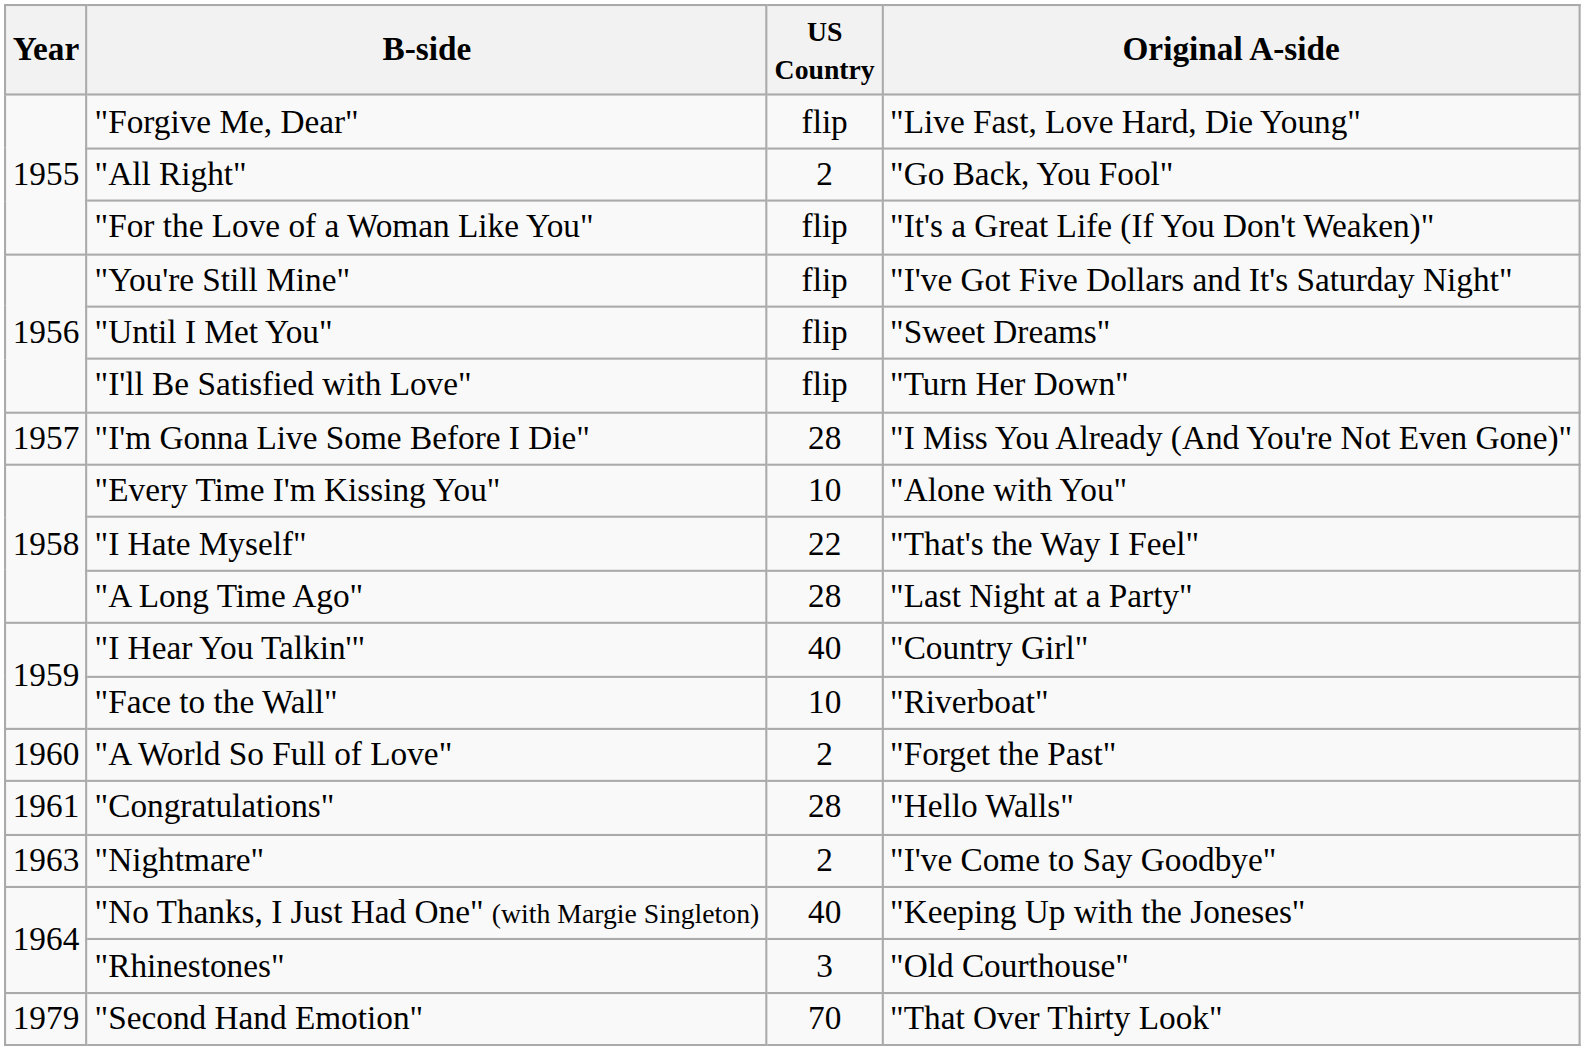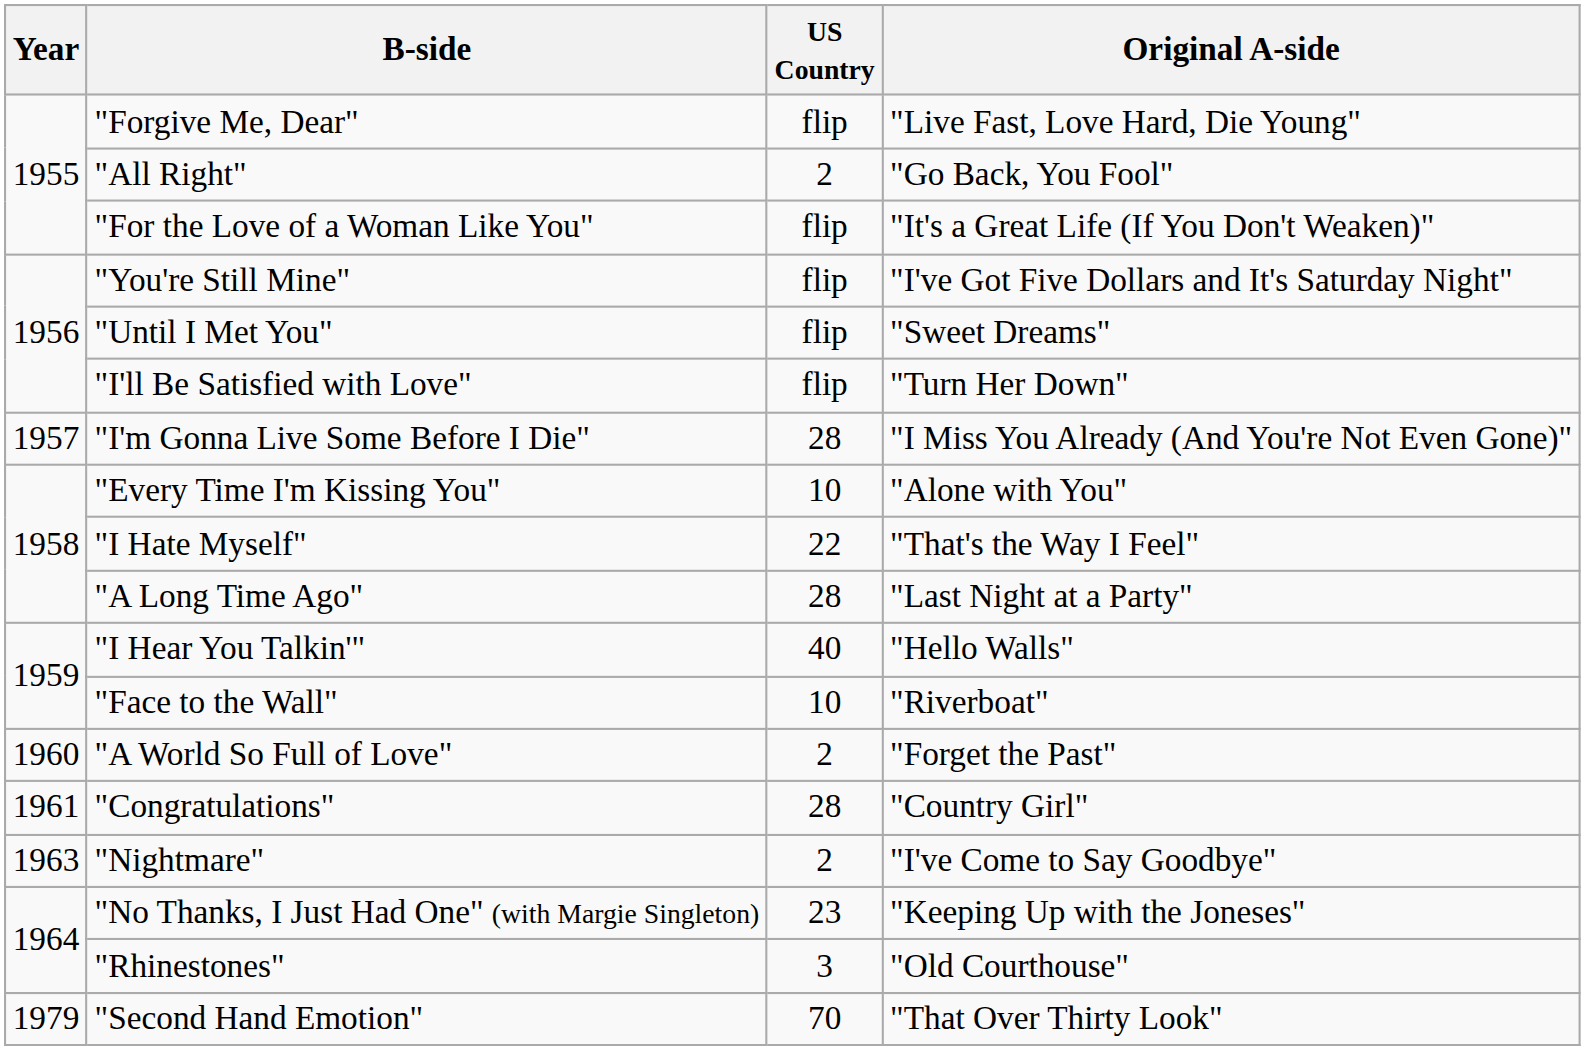(989, 648) "Country Girl" -> (982, 648) "Hello Walls"
(982, 807) "Hello Walls" -> (989, 807) "Country Girl"
(825, 912) 40 -> (825, 912) 23
